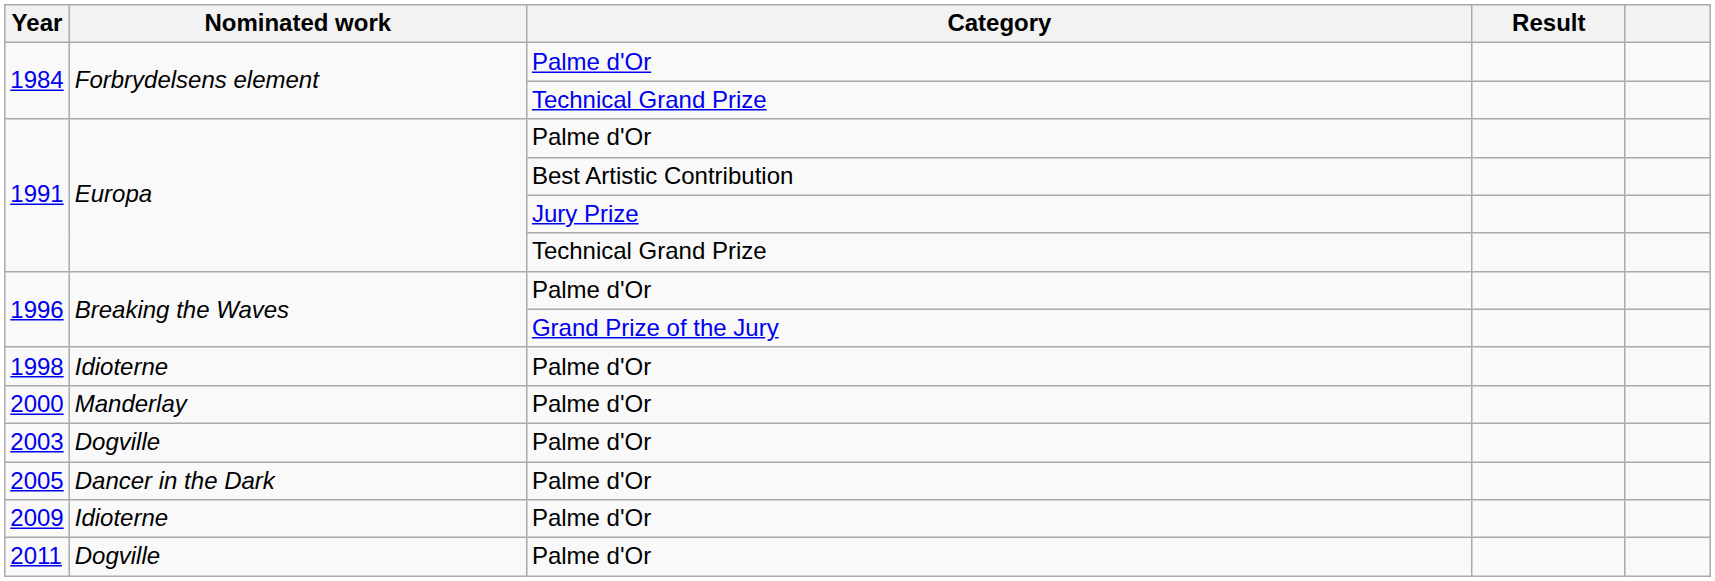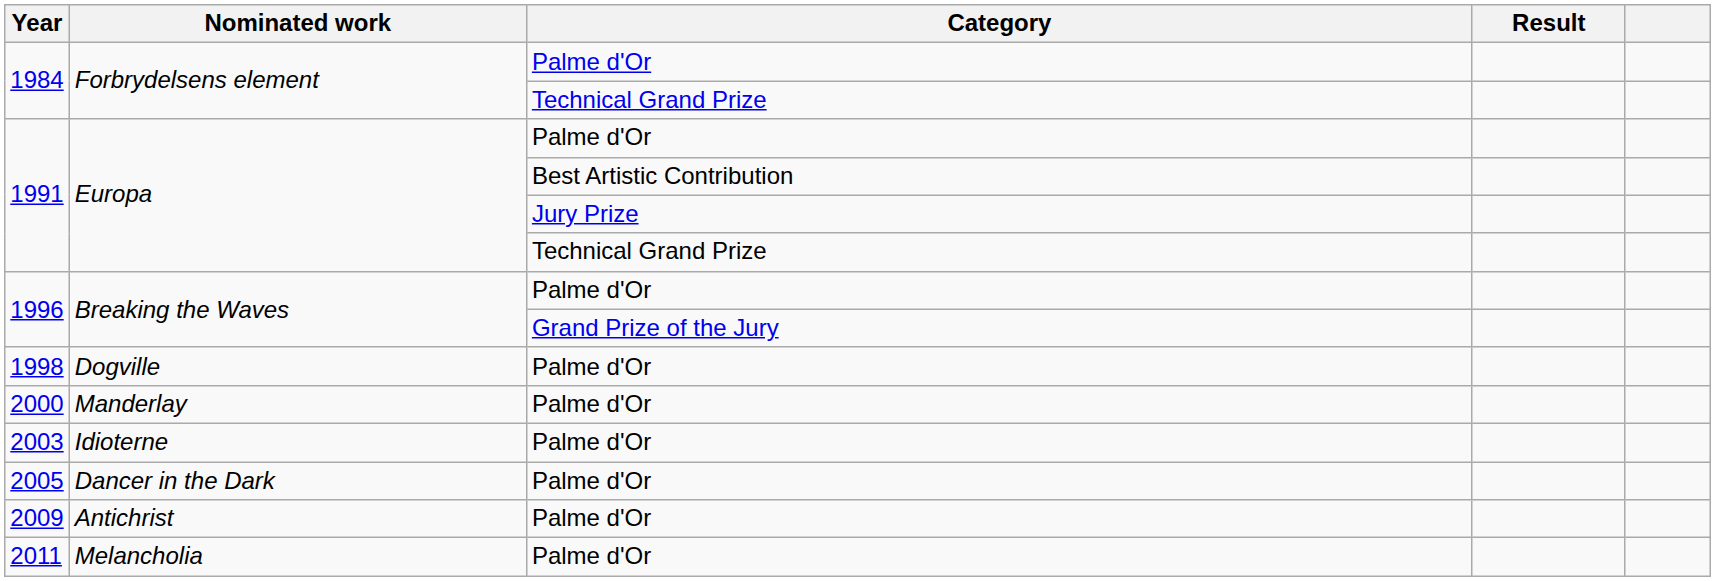(121, 366) Idioterne -> (117, 366) Dogville
(117, 442) Dogville -> (121, 442) Idioterne
(121, 518) Idioterne -> (124, 518) Antichrist
(117, 556) Dogville -> (139, 556) Melancholia
